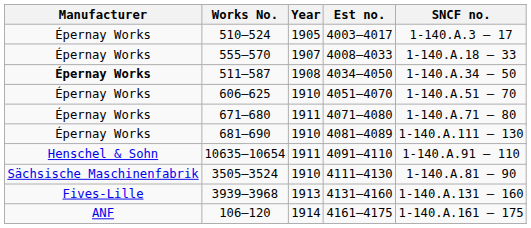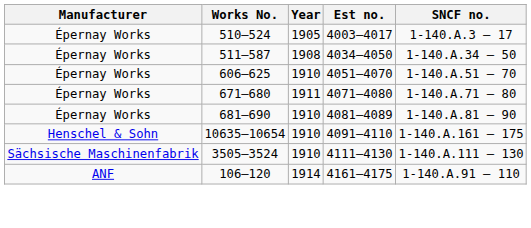- row: (245, 54)
(103, 74) bold -> (103, 54) normal
(461, 134) 1-140.A.111 – 130 -> (461, 114) 1-140.A.81 – 90
(306, 154) 1911 -> (306, 134) 1910
(461, 154) 1-140.A.91 – 110 -> (461, 134) 1-140.A.161 – 175
(461, 174) 1-140.A.81 – 90 -> (461, 154) 1-140.A.111 – 130
- row: (245, 194)
(461, 214) 1-140.A.161 – 175 -> (461, 174) 1-140.A.91 – 110
